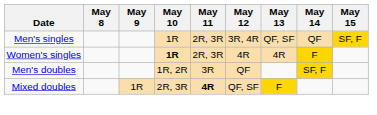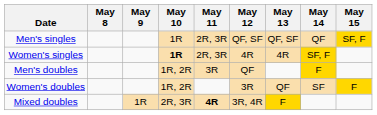(243, 39) 3R, 4R -> (247, 39) QF, SF
(315, 54) F -> (318, 54) SF, F
(315, 70) SF, F -> (318, 70) F
+ row: (46, 86)
(243, 86) QF, SF -> (247, 102) 3R, 4R
